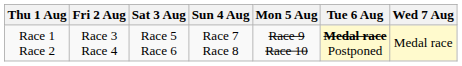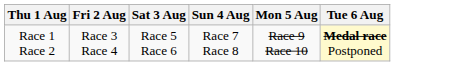- column: (423, 14)
